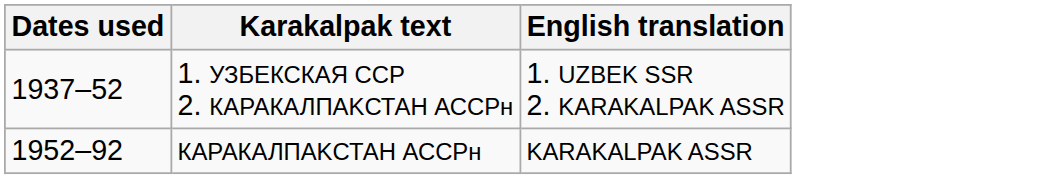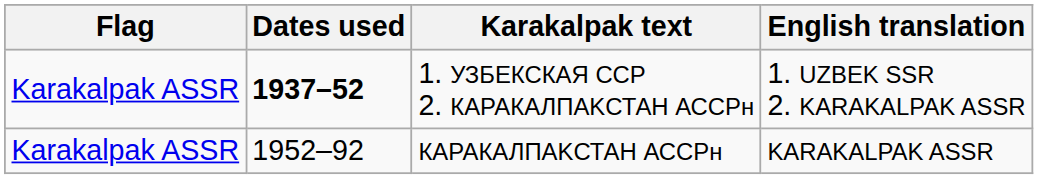+ column: (125, 27)
(67, 88) normal -> (308, 88) bold
